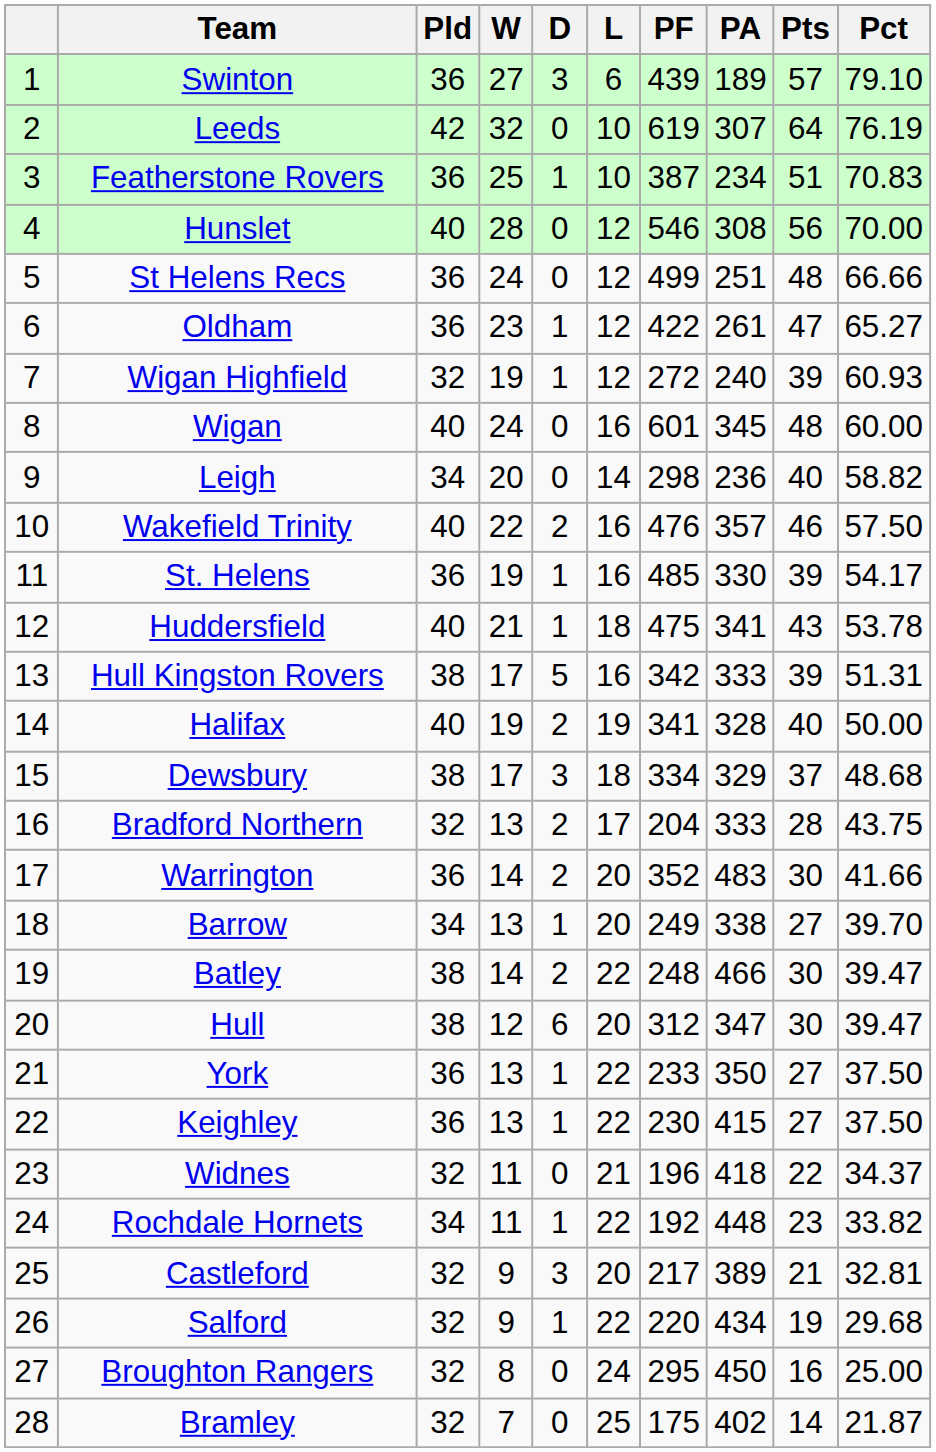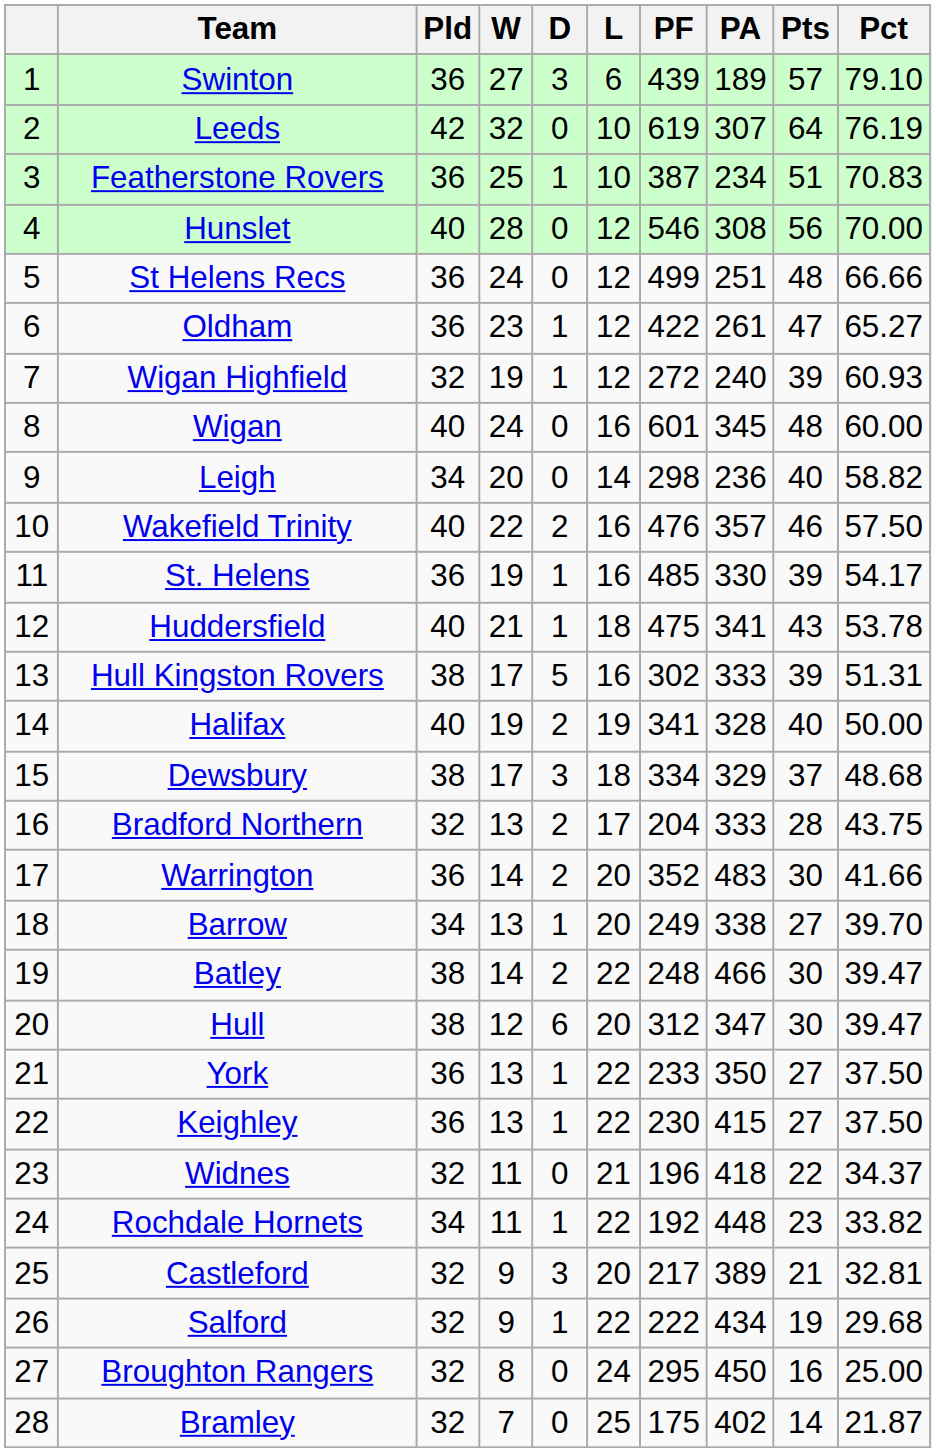(674, 675) 342 -> (674, 675) 302
(674, 1322) 220 -> (674, 1322) 222
